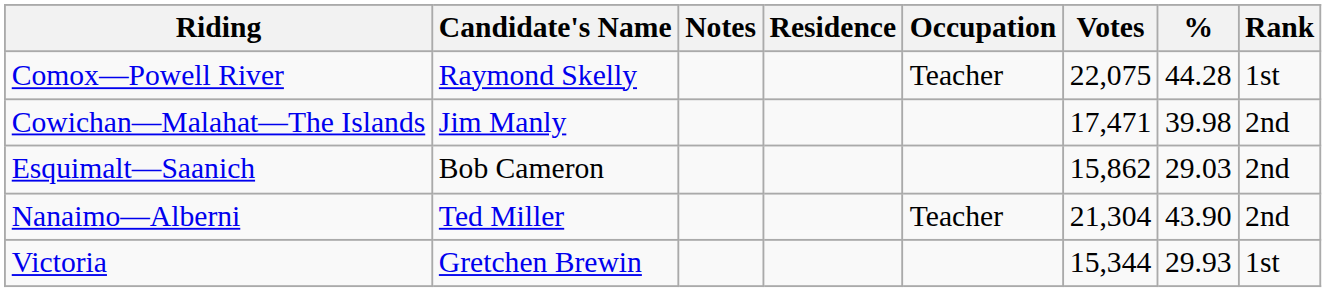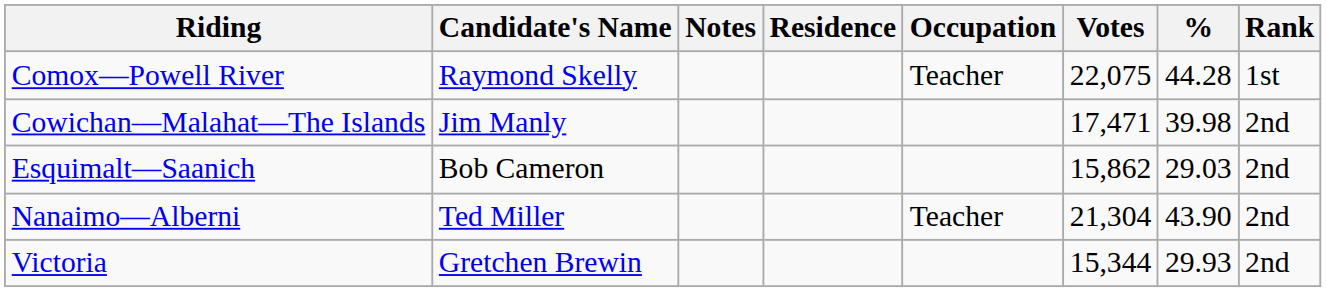(1262, 262) 1st -> (1267, 262) 2nd
